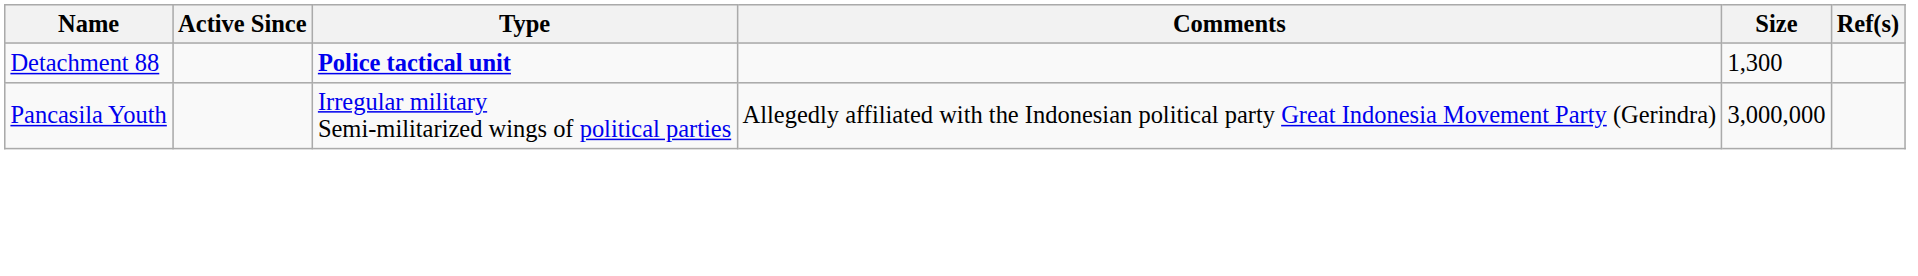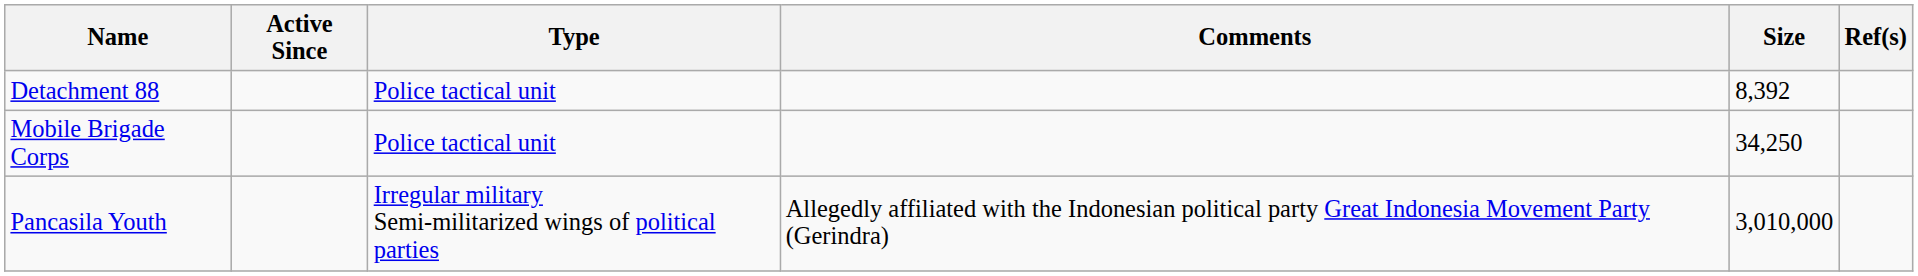(414, 62) bold -> (465, 90) normal
(1755, 62) 1,300 -> (1763, 90) 8,392
+ row: (88, 142)
(1776, 115) 3,000,000 -> (1784, 223) 3,010,000
